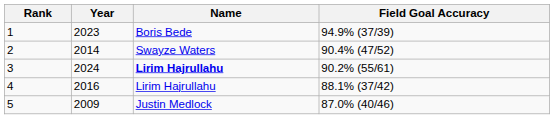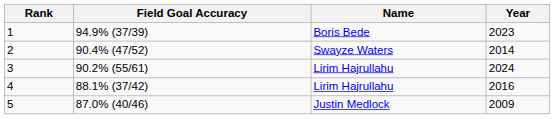columns swapped: (434, 13) <-> (102, 13)
(179, 68) bold -> (353, 68) normal
